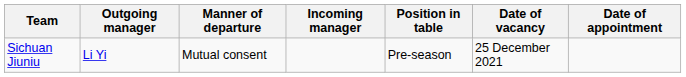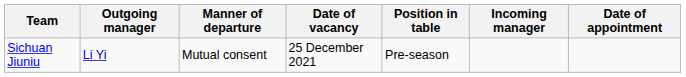columns swapped: (520, 21) <-> (335, 21)
